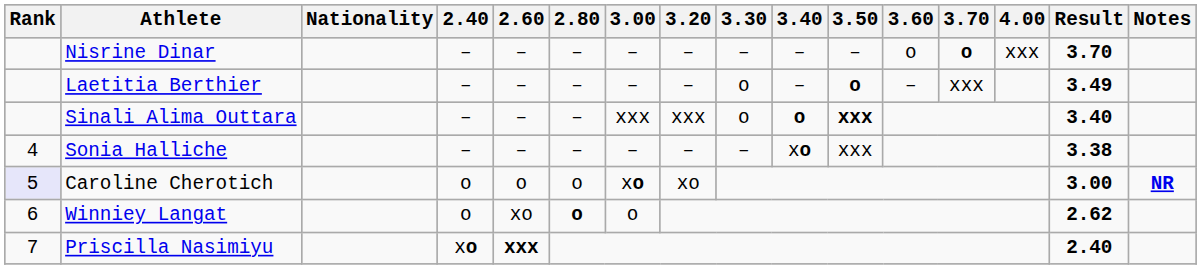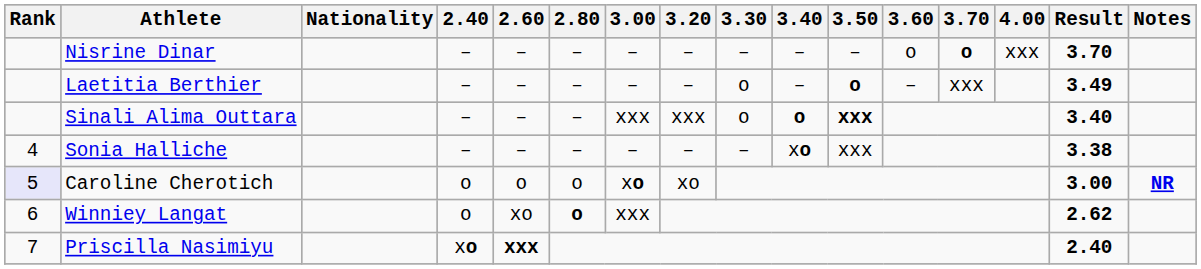(633, 215) o -> (633, 215) xxx
